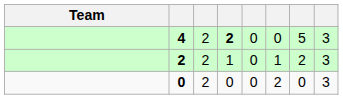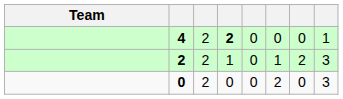(302, 37) 5 -> (302, 37) 0
(326, 37) 3 -> (326, 37) 1
